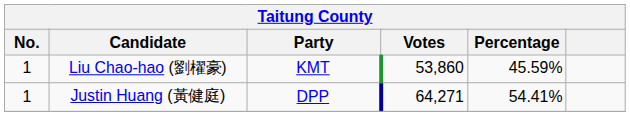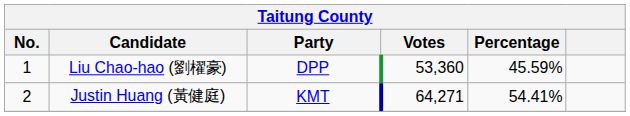(313, 68) KMT -> (313, 68) DPP
(440, 68) 53,860 -> (440, 68) 53,360
(27, 96) 1 -> (27, 96) 2
(313, 96) DPP -> (313, 96) KMT
